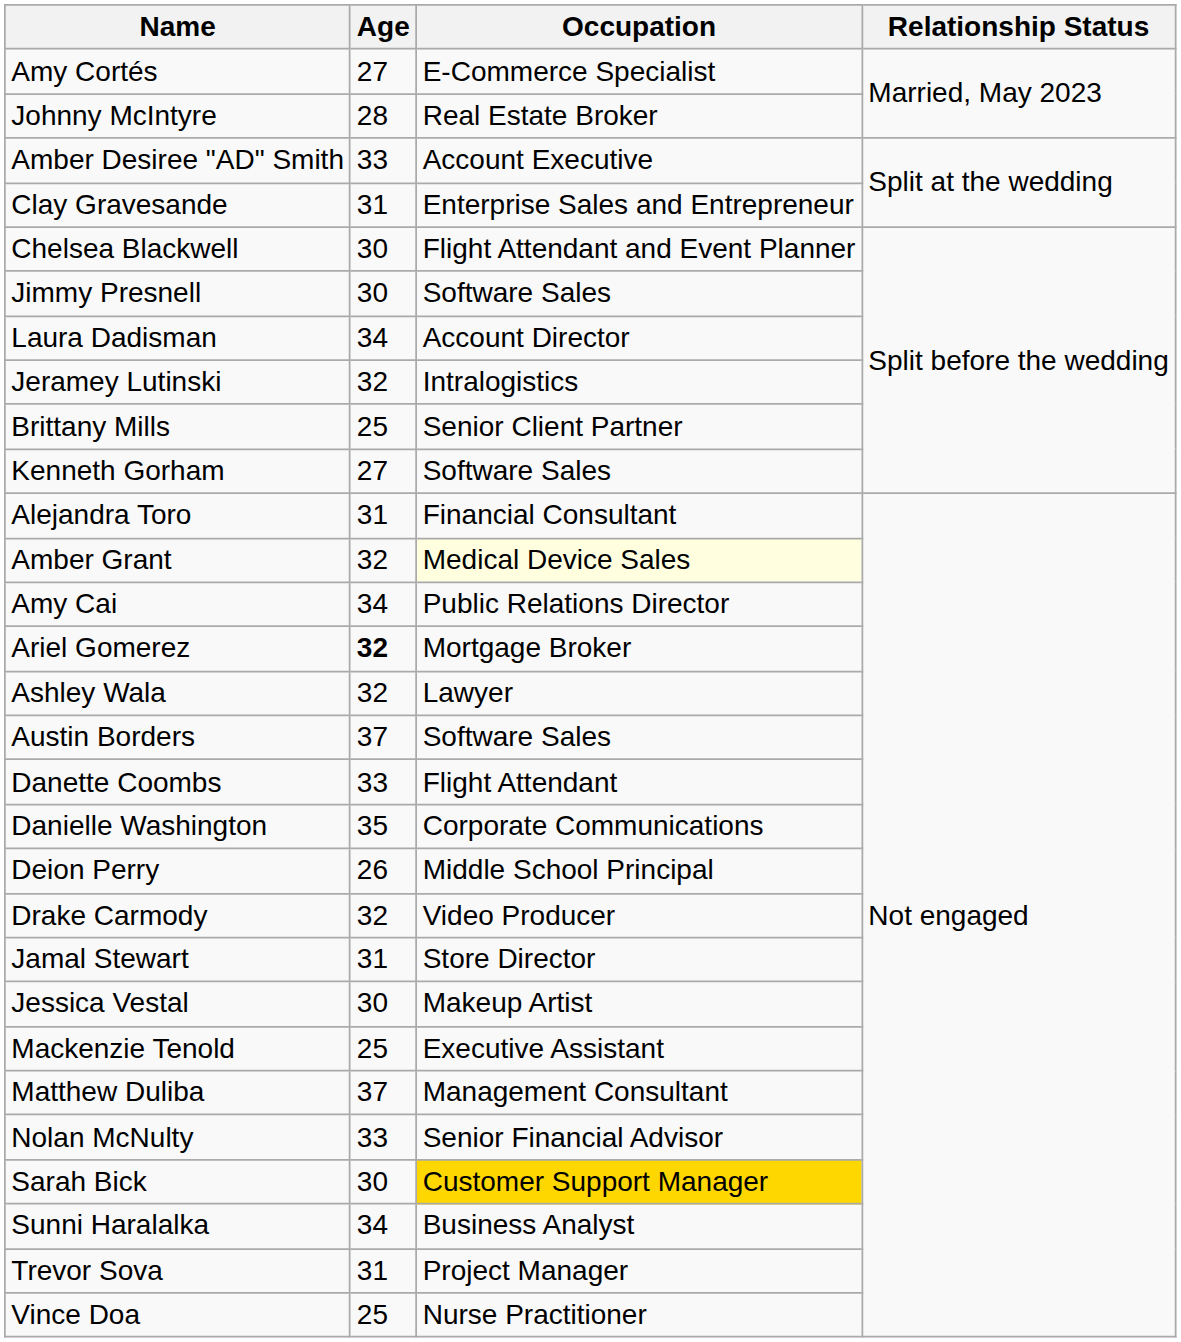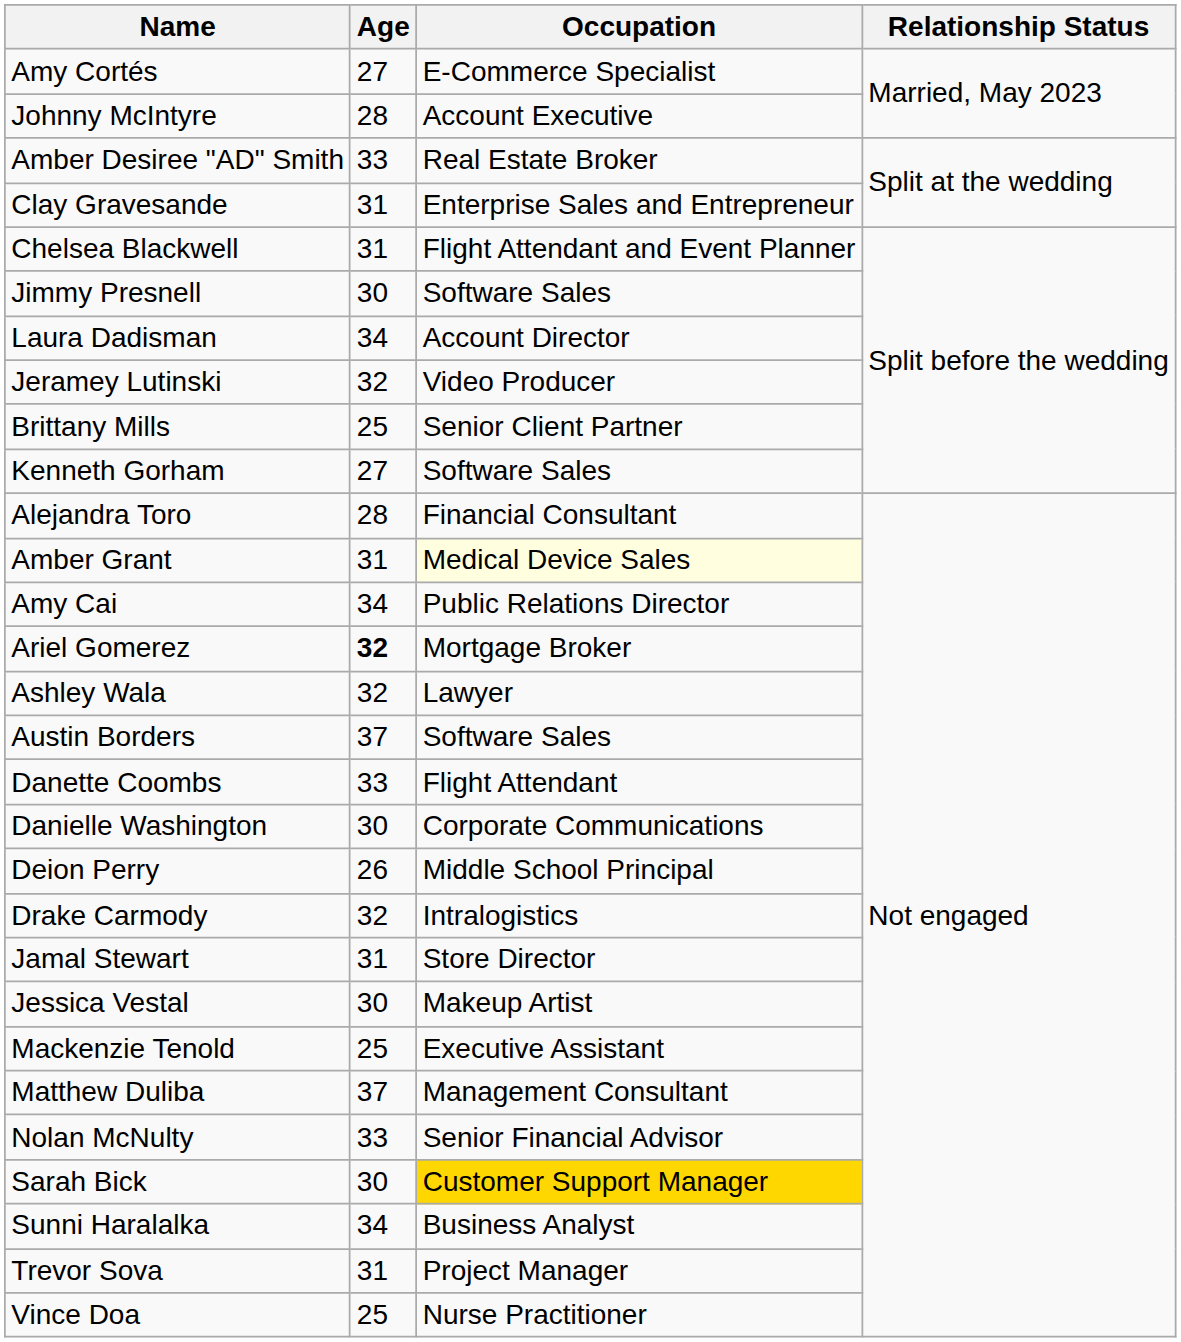(540, 115) Real Estate Broker -> (538, 115) Account Executive
(538, 159) Account Executive -> (540, 159) Real Estate Broker
(372, 248) 30 -> (372, 248) 31
(500, 381) Intralogistics -> (519, 381) Video Producer
(372, 515) 31 -> (372, 515) 28
(372, 559) 32 -> (372, 559) 31
(372, 826) 35 -> (372, 826) 30
(519, 914) Video Producer -> (500, 914) Intralogistics
